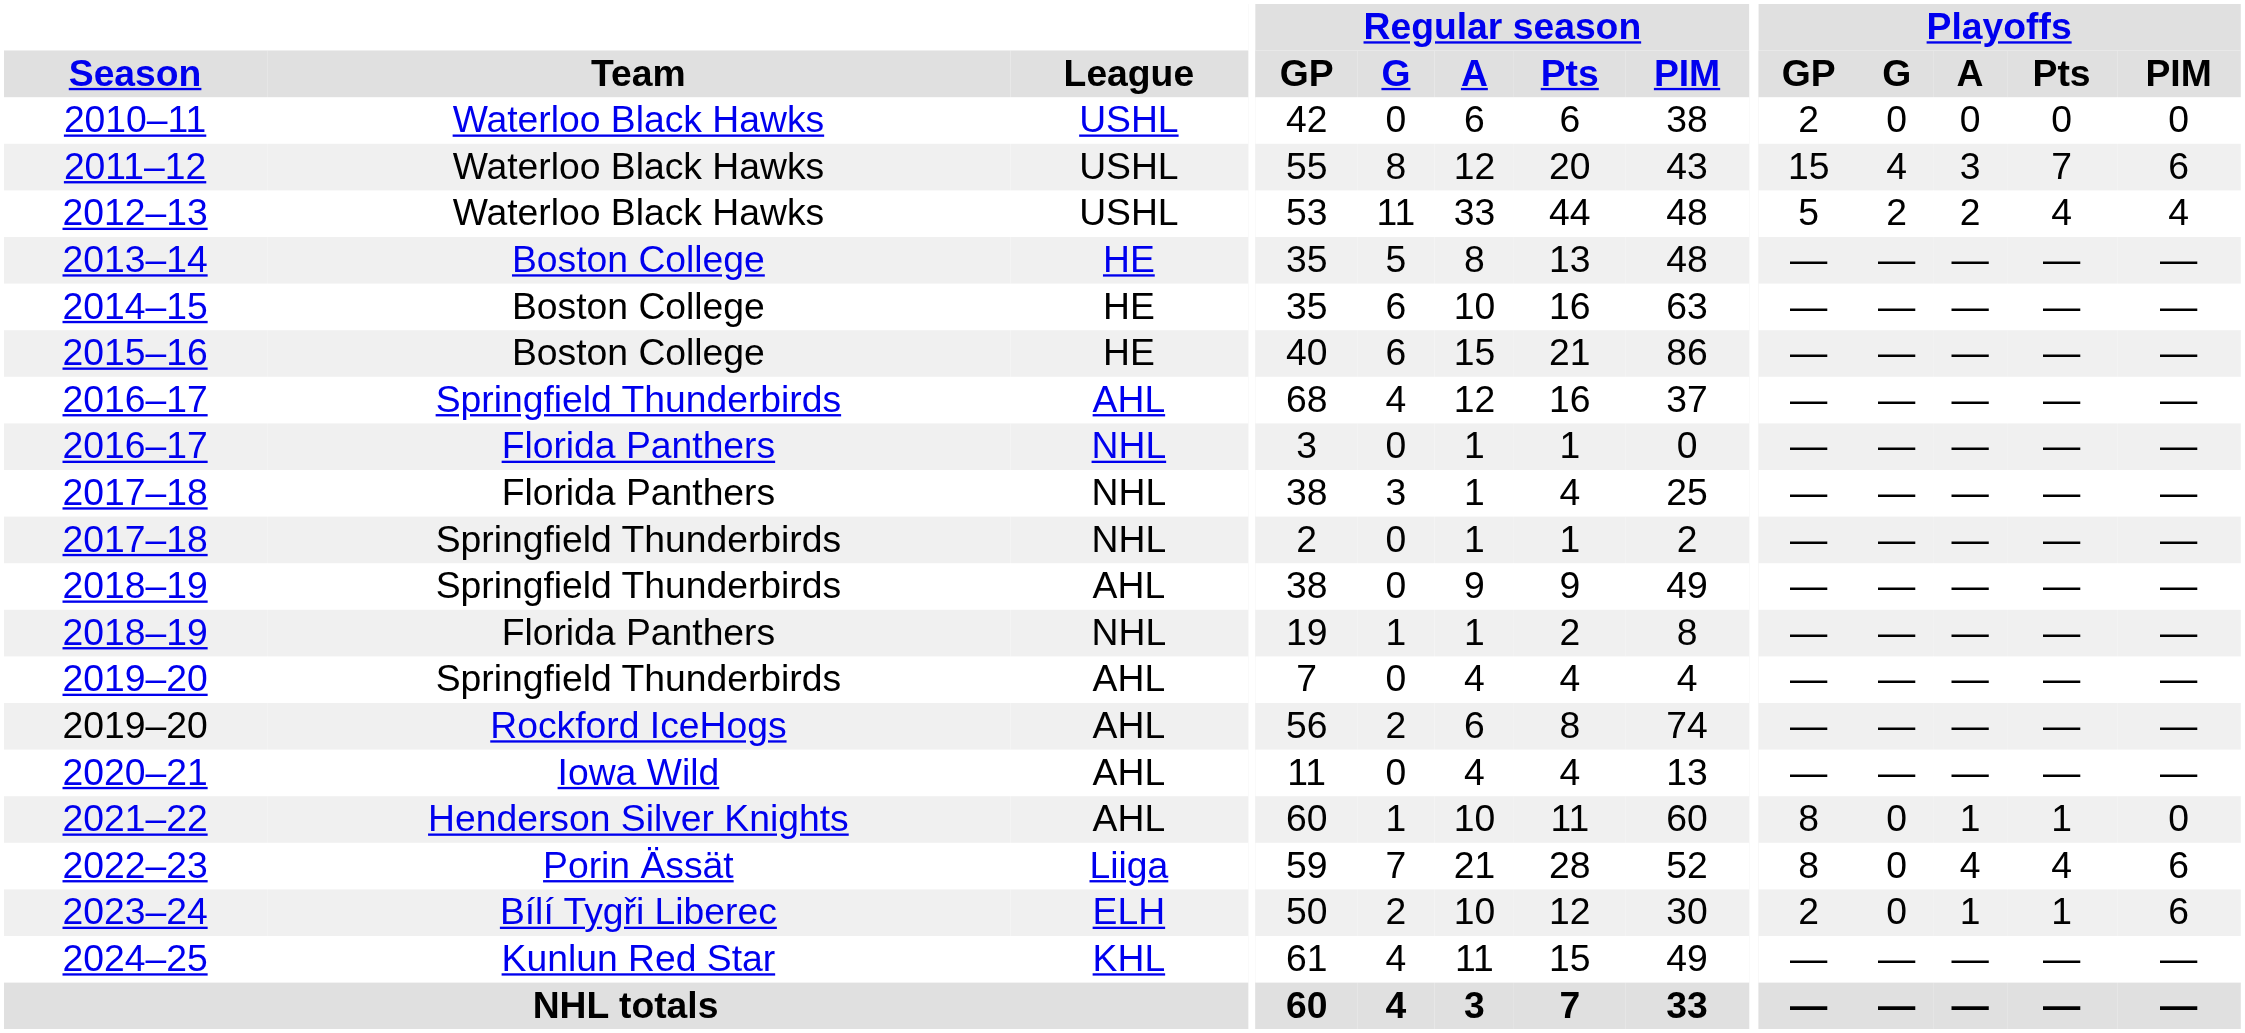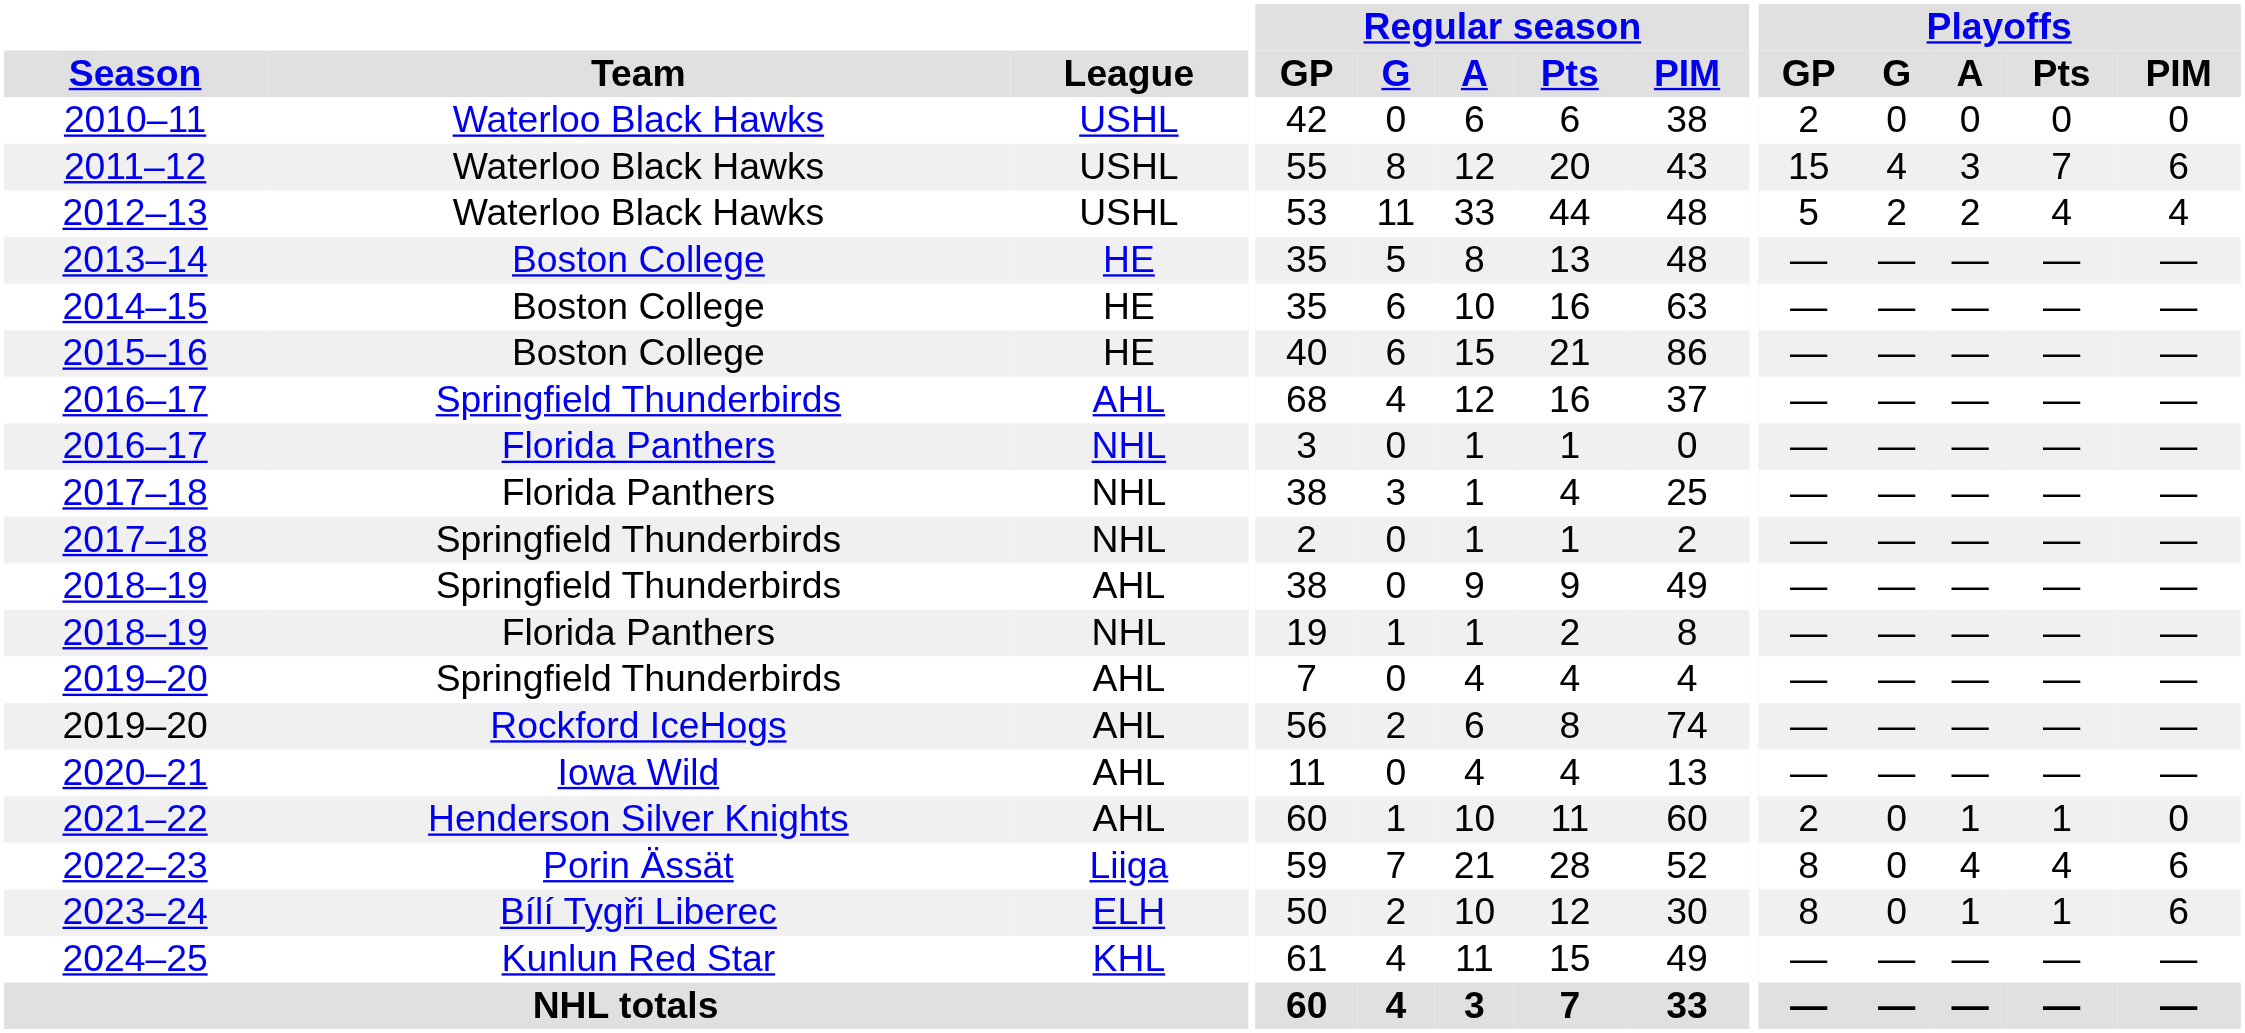(1809, 818) 8 -> (1809, 818) 2
(1809, 912) 2 -> (1809, 912) 8
